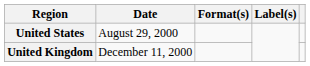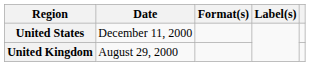(138, 33) August 29, 2000 -> (145, 33) December 11, 2000
(145, 52) December 11, 2000 -> (138, 52) August 29, 2000
